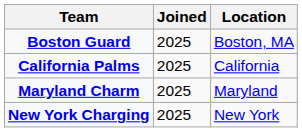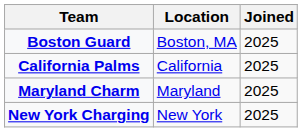columns swapped: (254, 17) <-> (182, 17)
